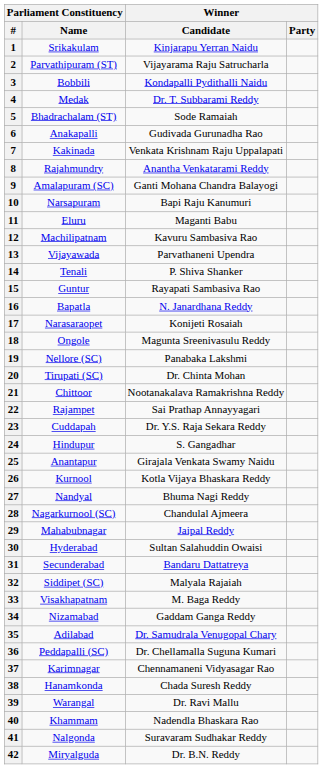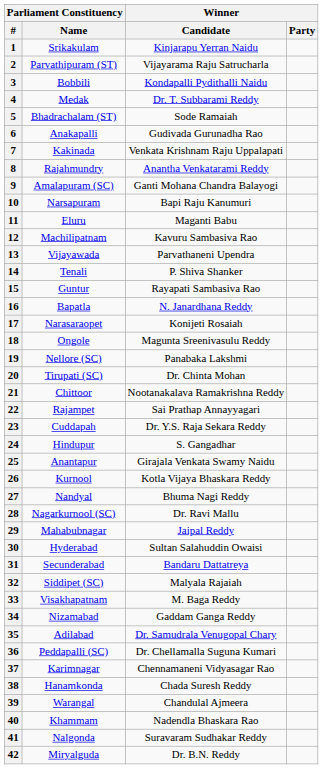(206, 513) Chandulal Ajmeera -> (206, 513) Dr. Ravi Mallu
(206, 703) Dr. Ravi Mallu -> (206, 703) Chandulal Ajmeera
